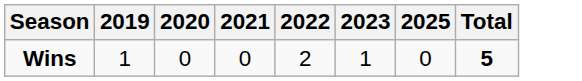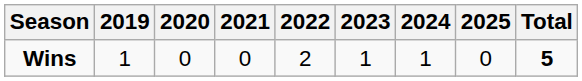+ column: (426, 22)
